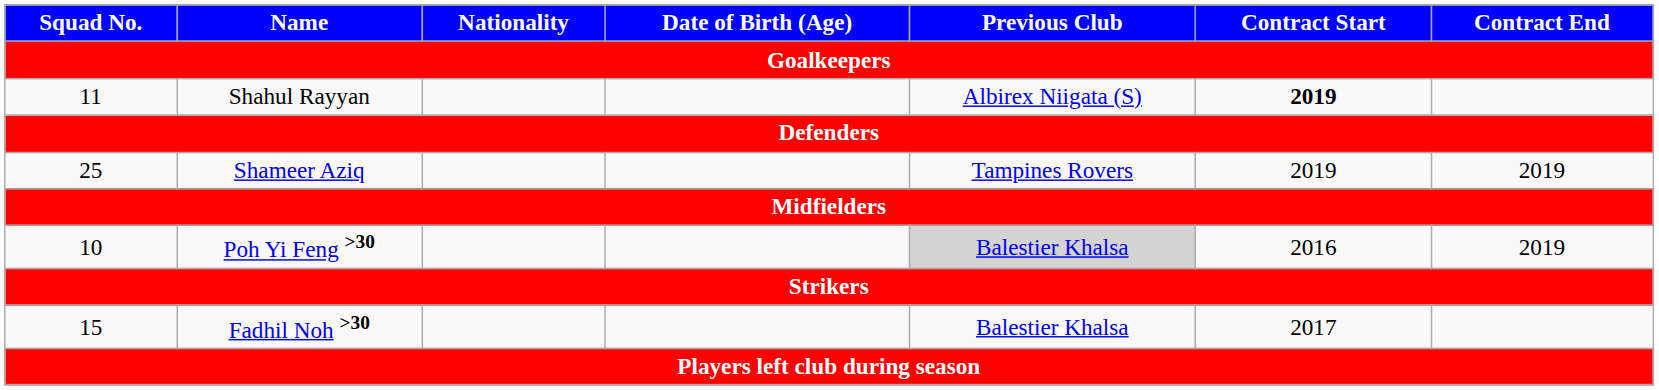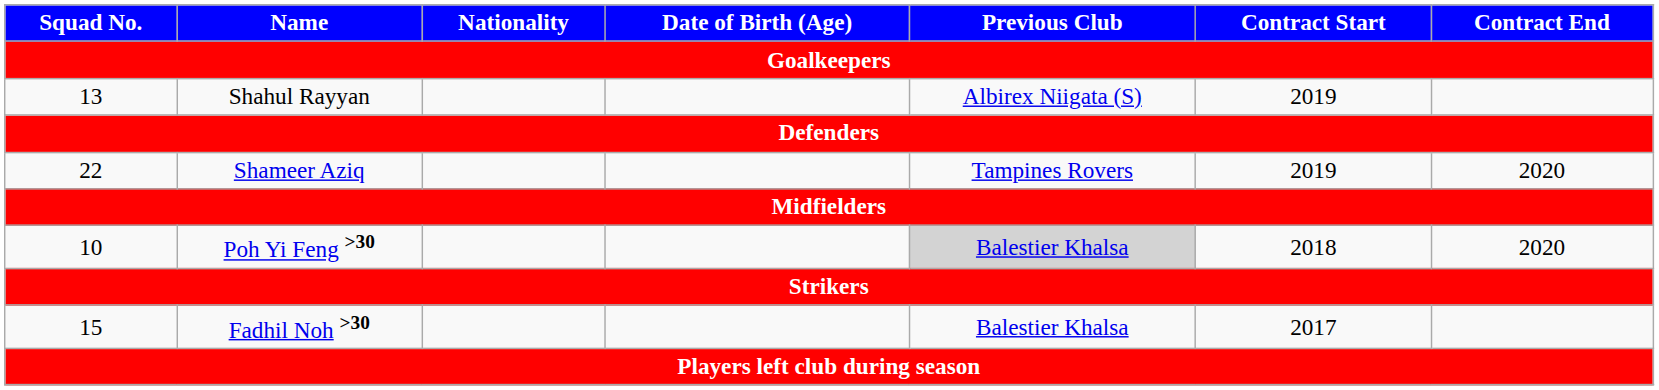(91, 96) 11 -> (91, 96) 13
(1313, 96) bold -> (1313, 96) normal
(91, 170) 25 -> (91, 170) 22
(1542, 170) 2019 -> (1542, 170) 2020
(1313, 246) 2016 -> (1313, 246) 2018
(1542, 246) 2019 -> (1542, 246) 2020
